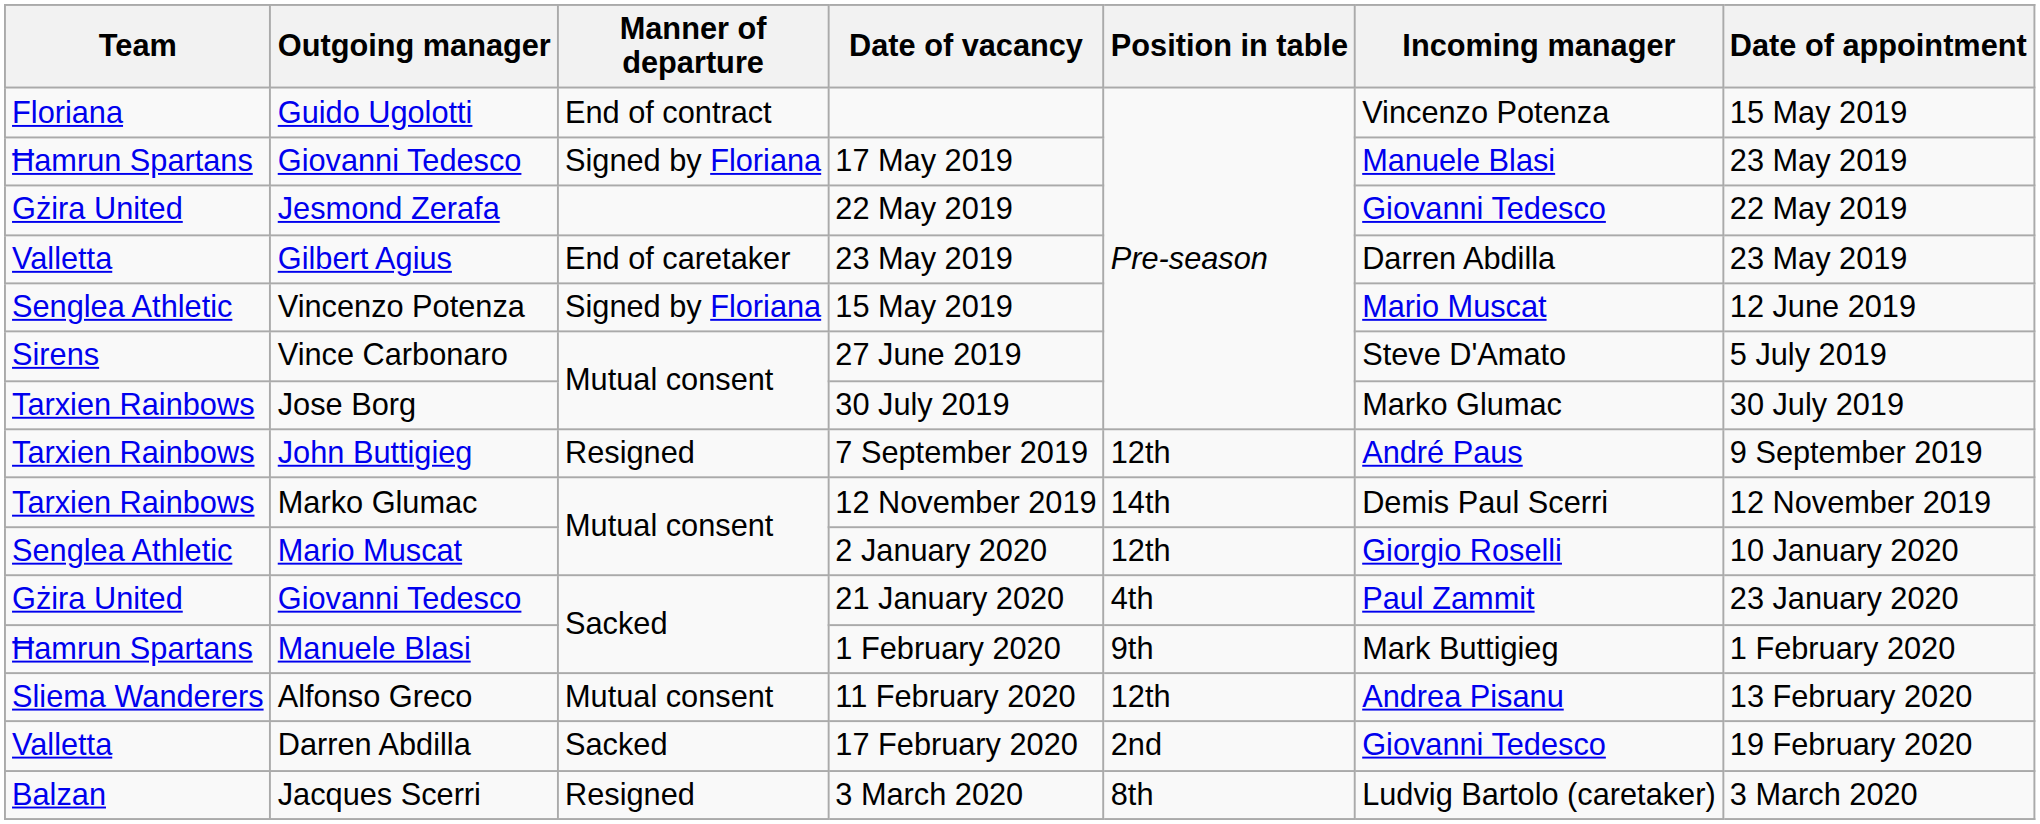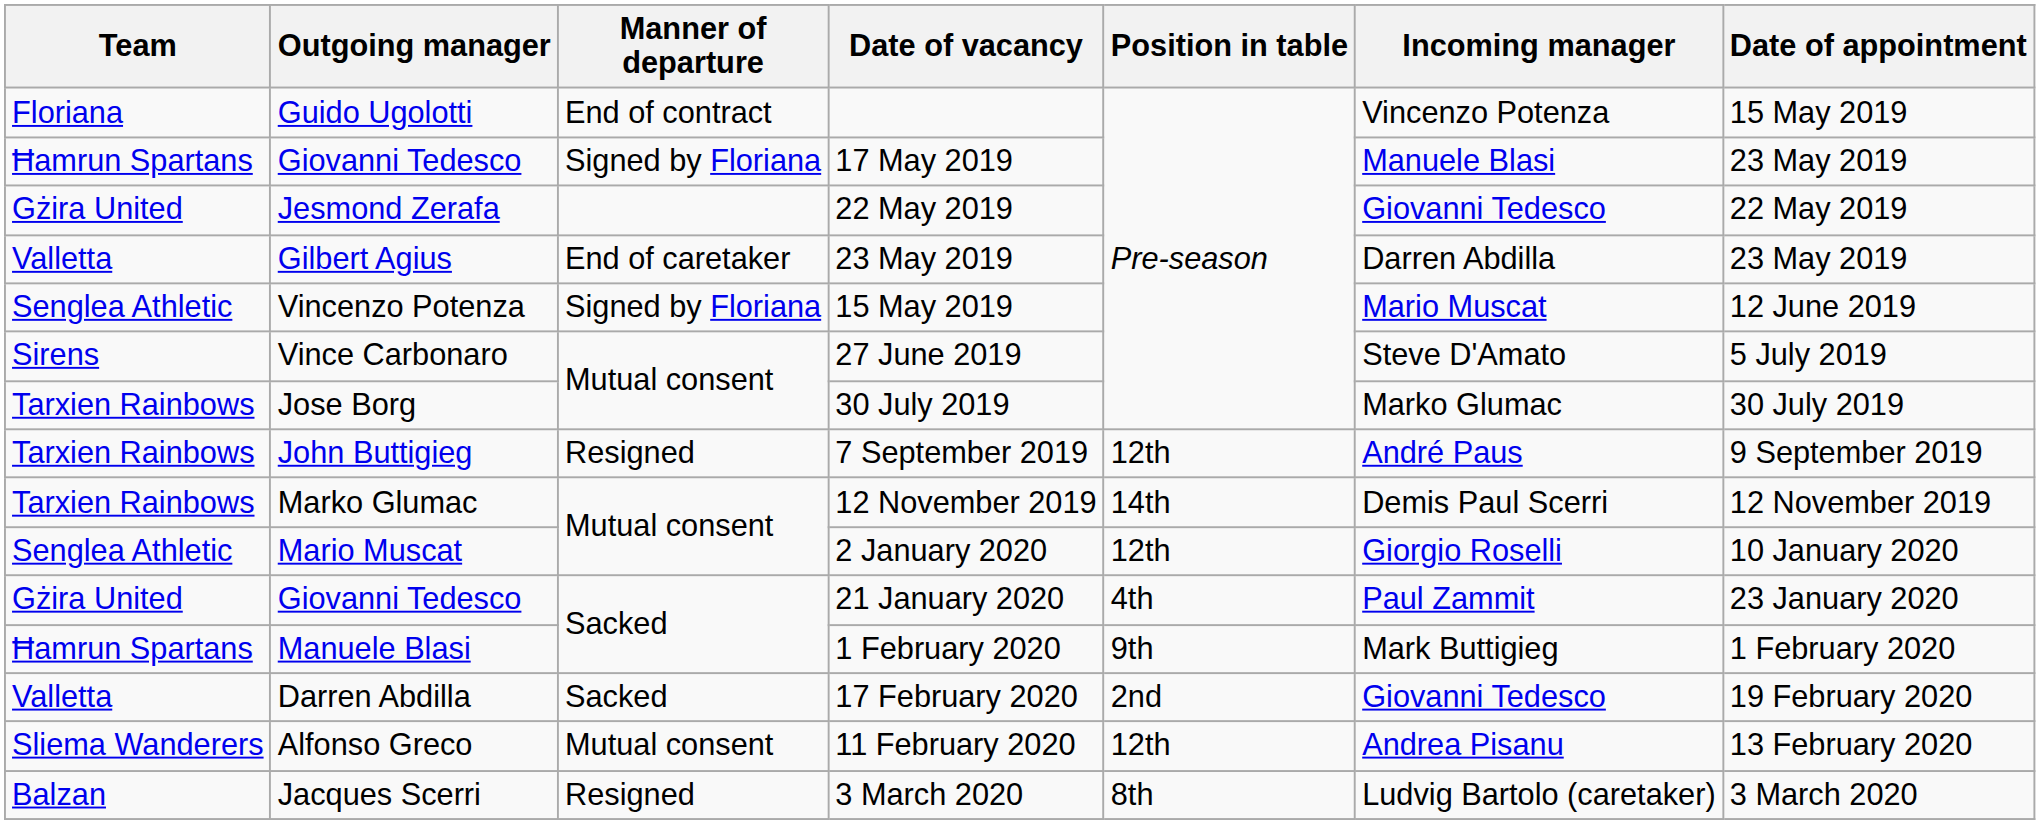rows swapped: (955, 696) <-> (957, 745)
